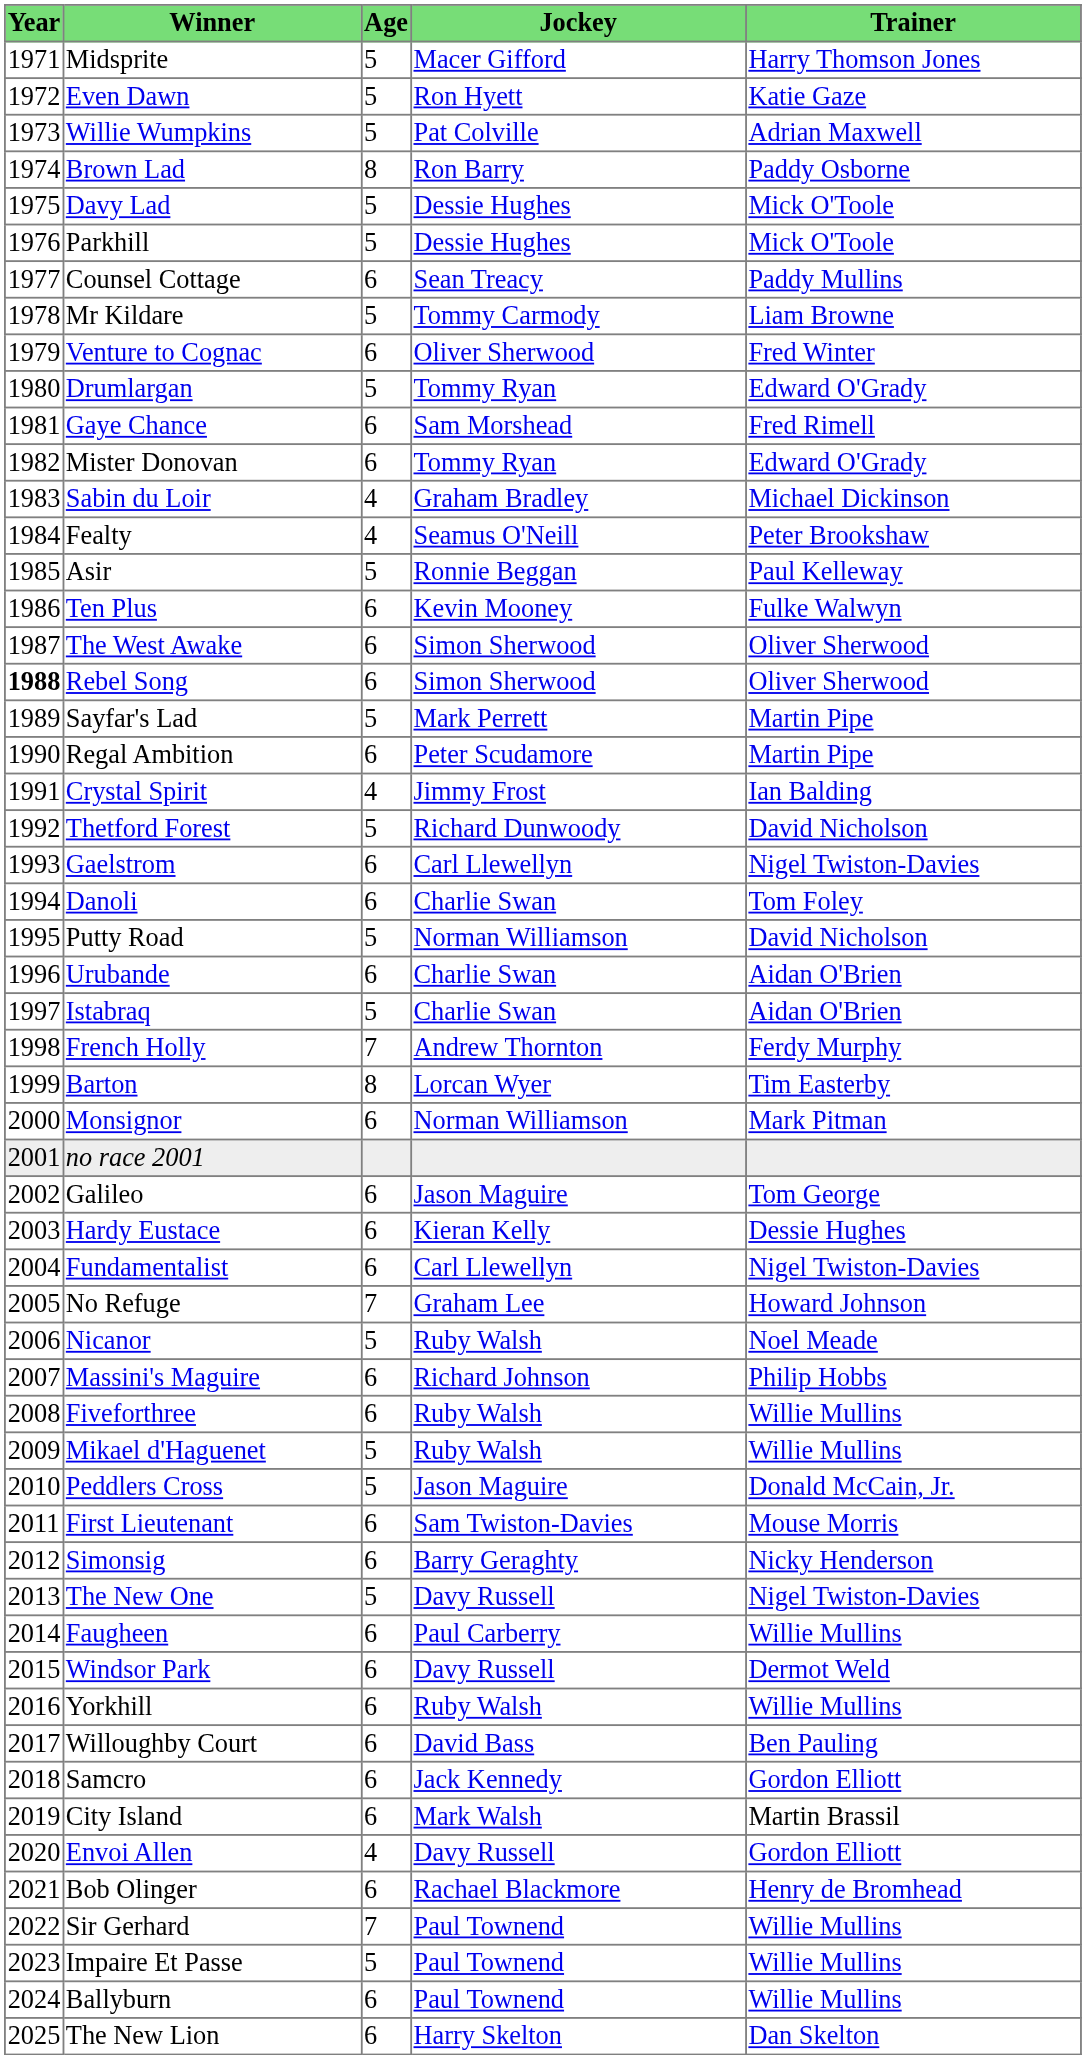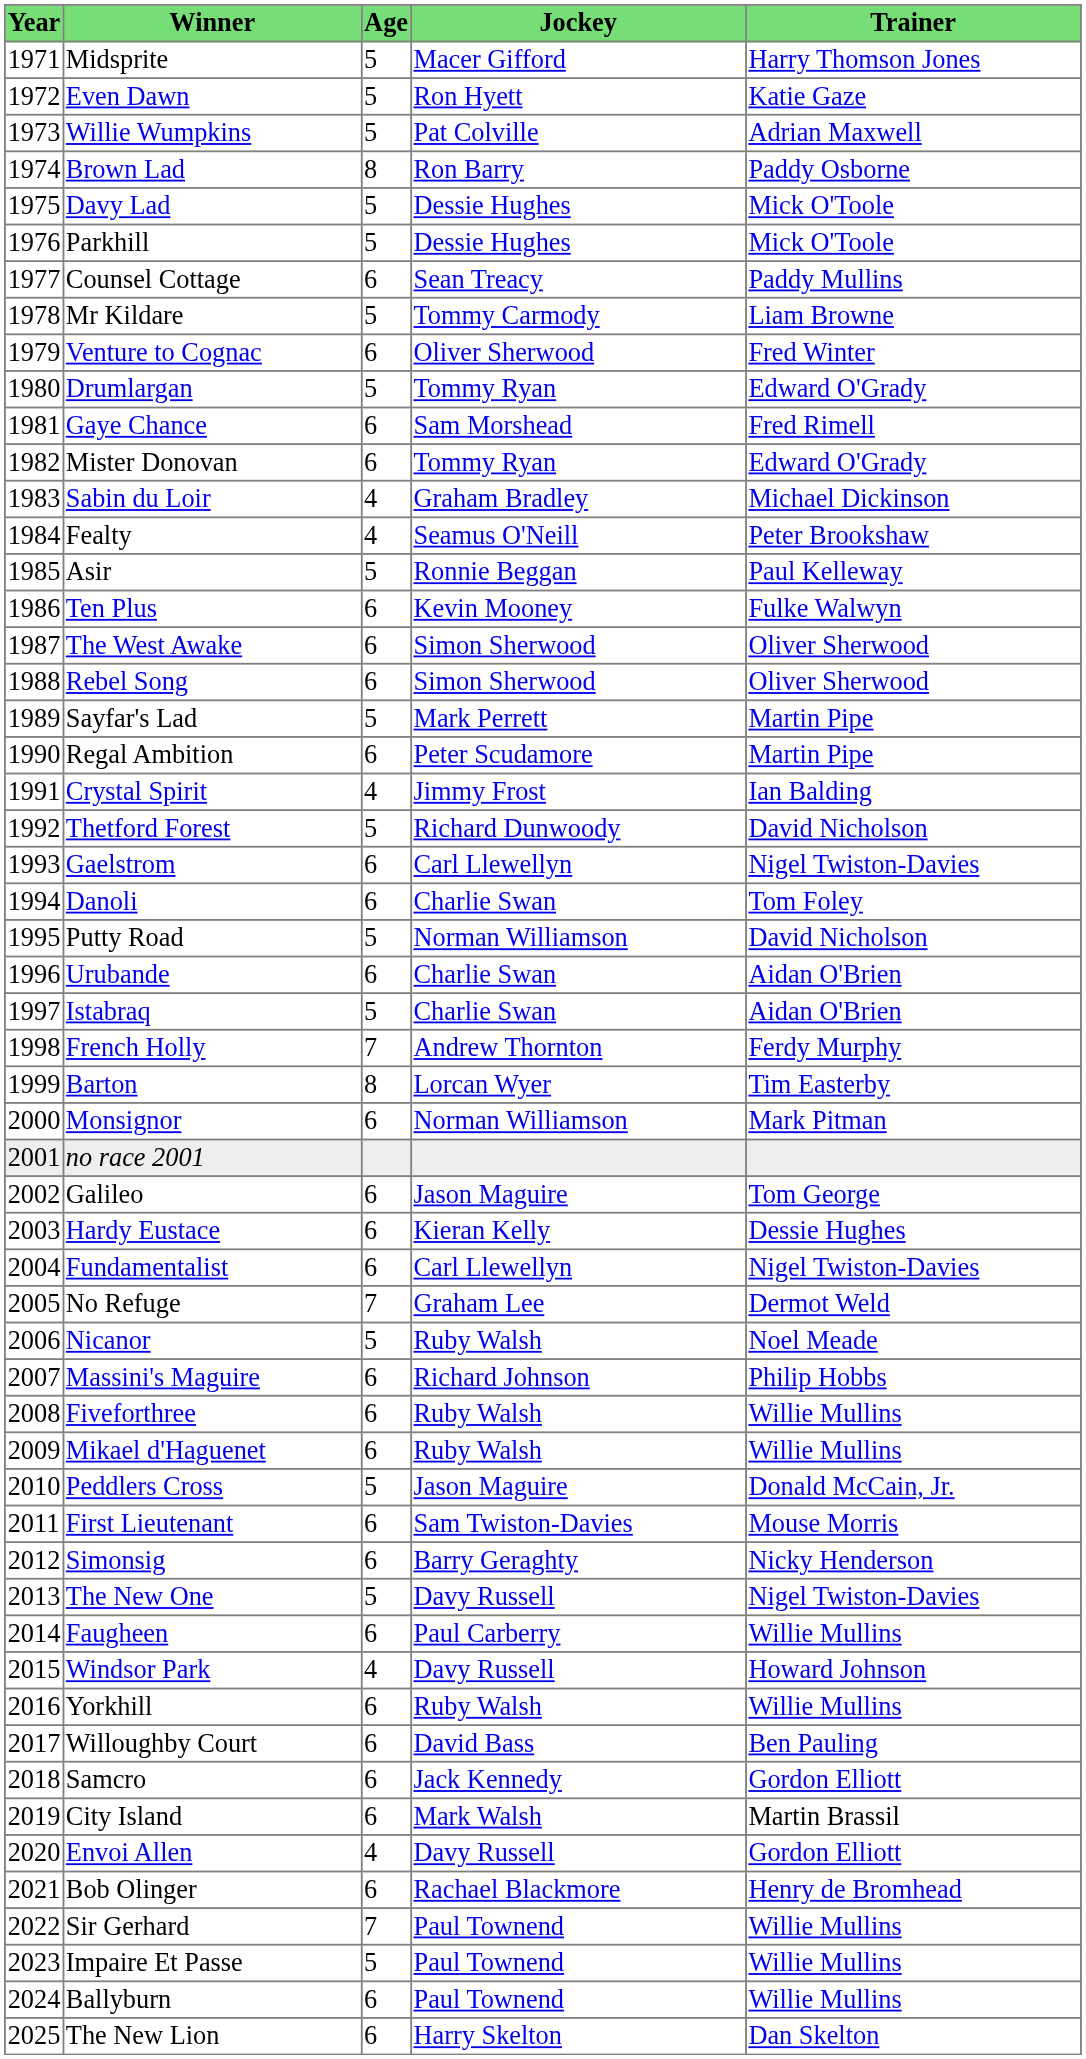(34, 681) bold -> (34, 681) normal
(837, 1303) Howard Johnson -> (819, 1303) Dermot Weld
(371, 1450) 5 -> (371, 1450) 6
(371, 1669) 6 -> (371, 1669) 4
(819, 1669) Dermot Weld -> (837, 1669) Howard Johnson
